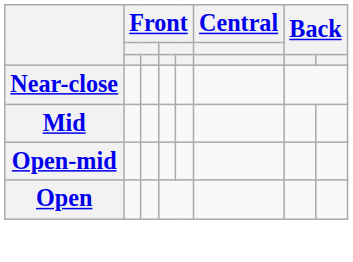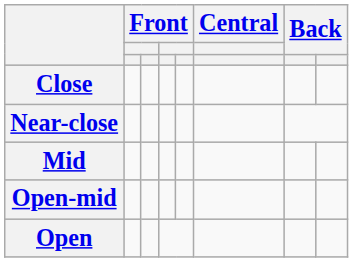+ row: (64, 84)
